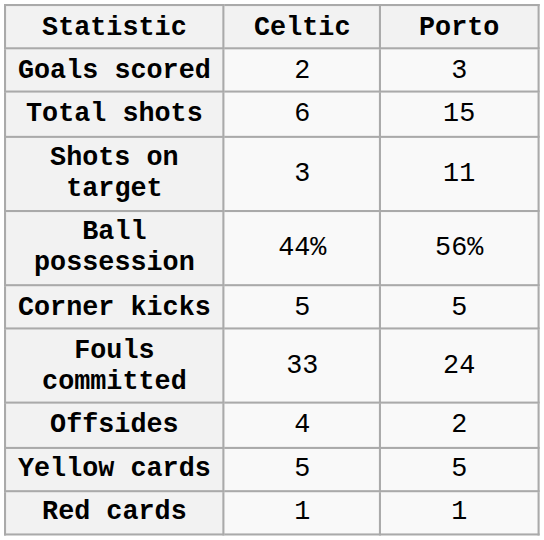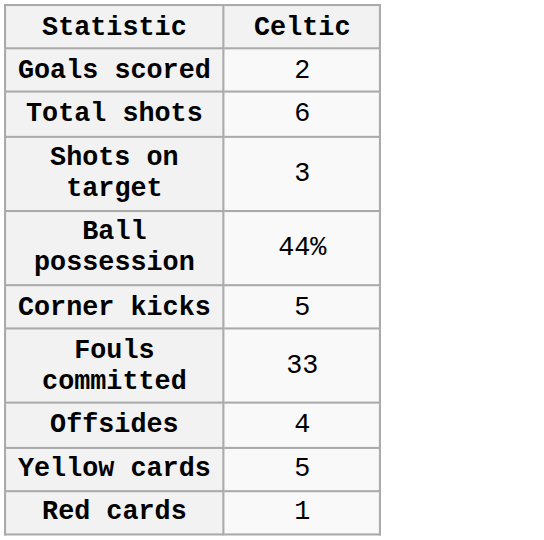- column: (459, 27)
